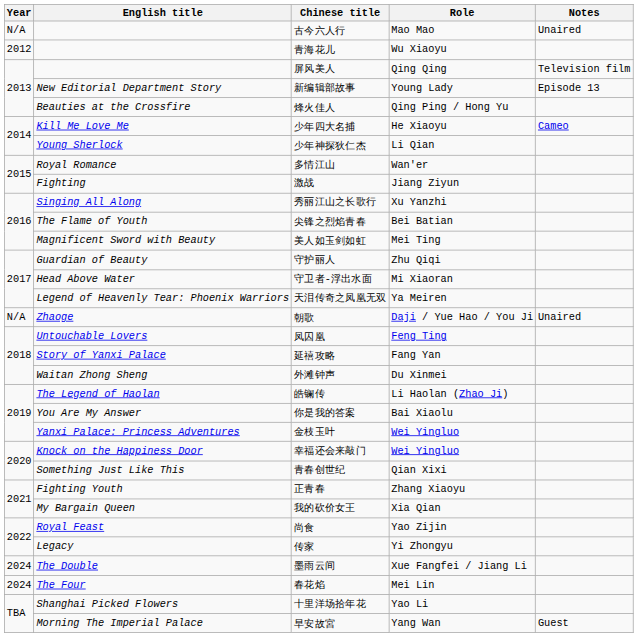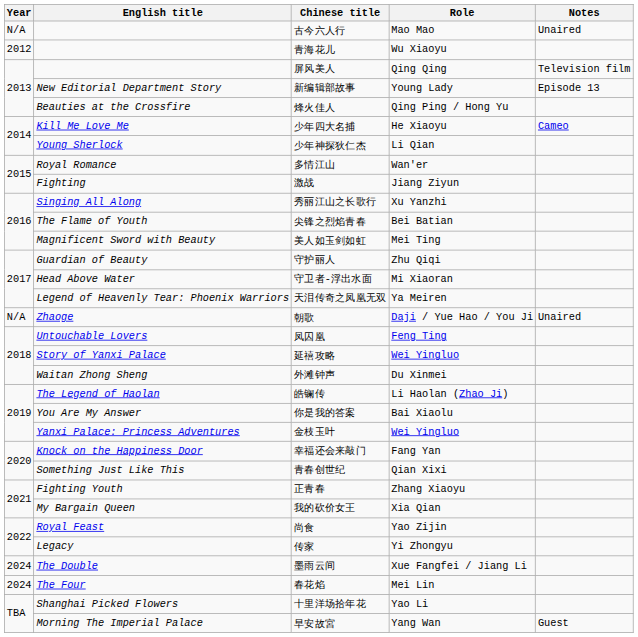(416, 356) Fang Yan -> (425, 356) Wei Yingluo
(425, 451) Wei Yingluo -> (416, 451) Fang Yan
